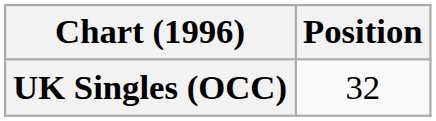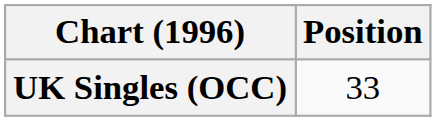(363, 87) 32 -> (363, 87) 33
